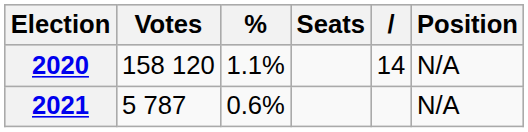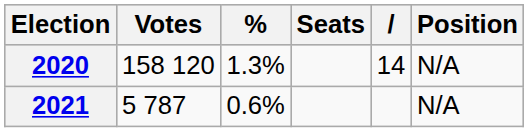(256, 65) 1.1% -> (256, 65) 1.3%
